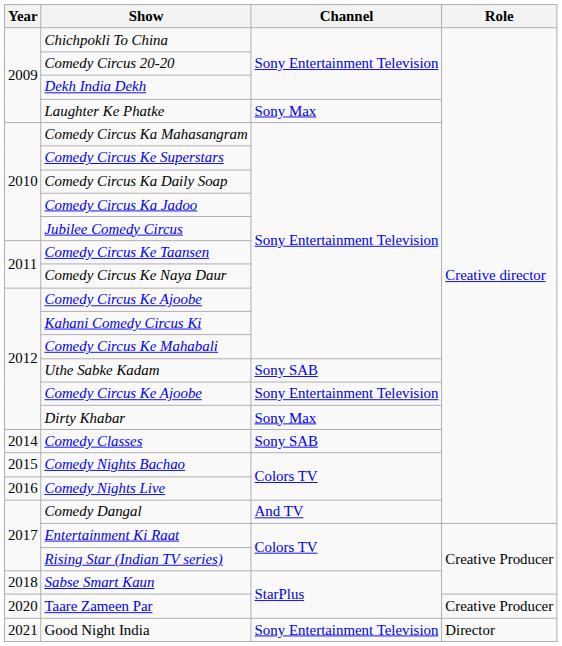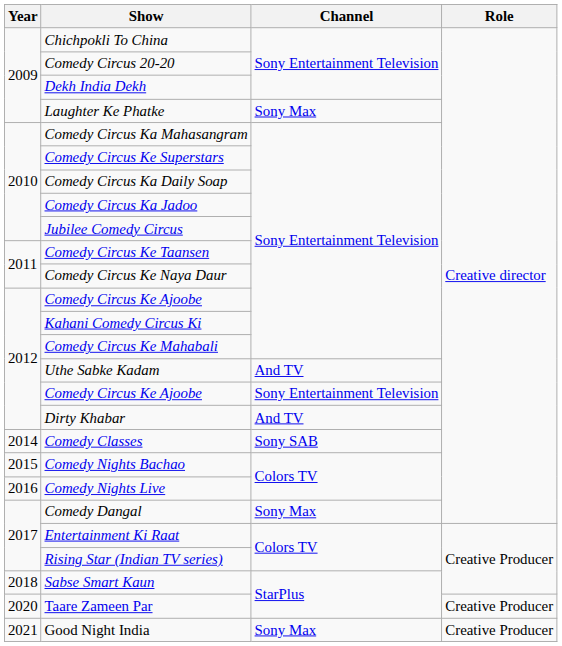(286, 370) Sony SAB -> (279, 370) And TV
(285, 417) Sony Max -> (279, 417) And TV
(279, 511) And TV -> (285, 511) Sony Max
(347, 629) Sony Entertainment Television -> (285, 629) Sony Max
(470, 629) Director -> (499, 629) Creative Producer
